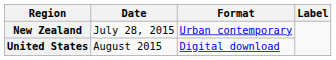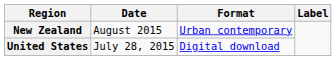(134, 30) July 28, 2015 -> (128, 30) August 2015
(128, 47) August 2015 -> (134, 47) July 28, 2015
